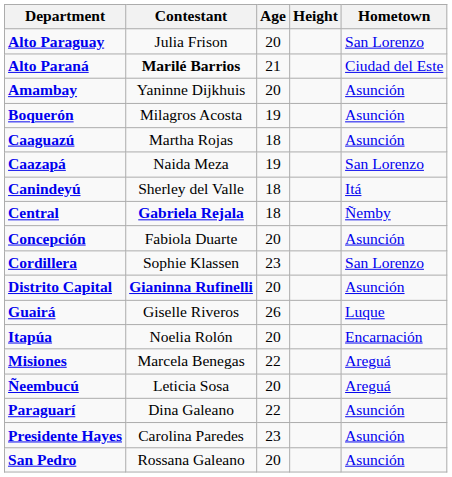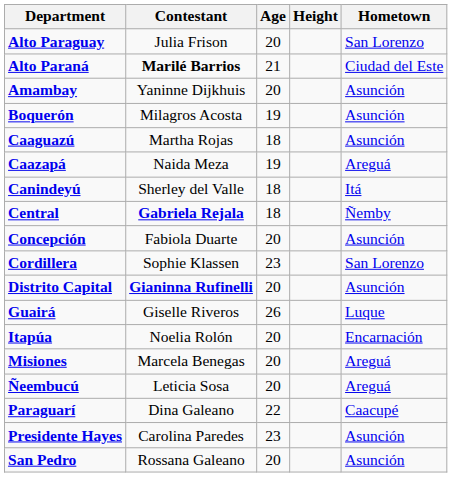(385, 164) San Lorenzo -> (368, 164) Areguá
(273, 361) 22 -> (273, 361) 20
(375, 410) Asunción -> (372, 410) Caacupé
